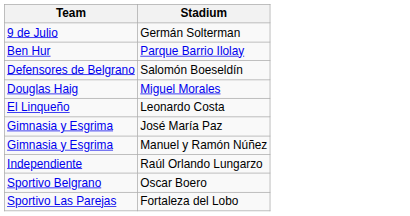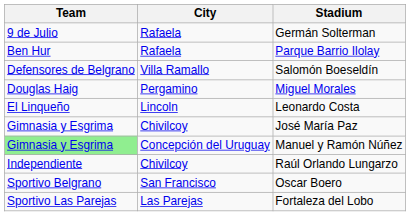+ column: (205, 13)
(60, 145) no background -> (60, 145) lightgreen background
